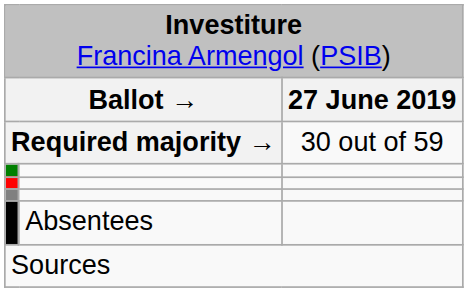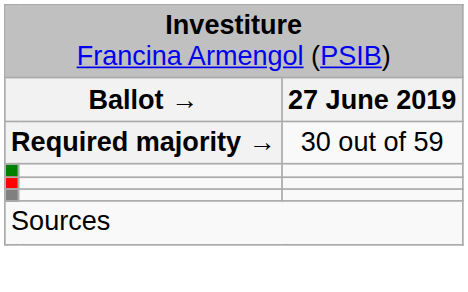- row: (12, 223)
